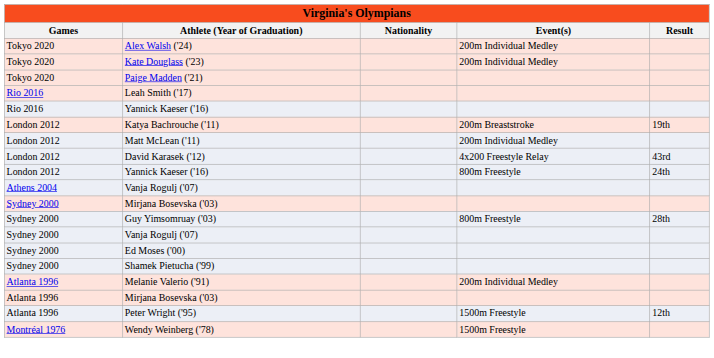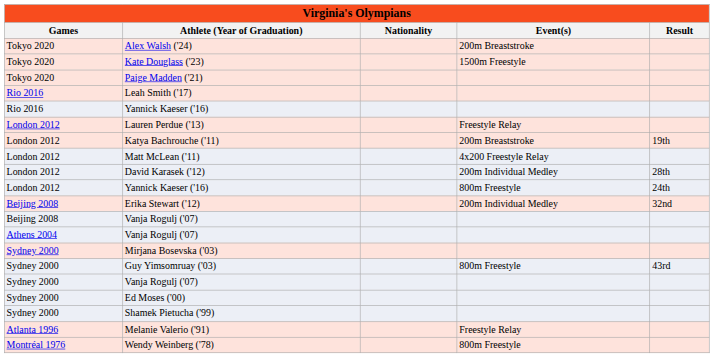(509, 46) 200m Individual Medley -> (497, 46) 200m Breaststroke
(509, 62) 200m Individual Medley -> (493, 62) 1500m Freestyle
+ row: (33, 124)
(509, 140) 200m Individual Medley -> (504, 156) 4x200 Freestyle Relay
(504, 156) 4x200 Freestyle Relay -> (509, 172) 200m Individual Medley
(661, 156) 43rd -> (661, 172) 28th
+ row: (32, 203)
+ row: (32, 219)
(661, 219) 28th -> (661, 266) 43rd
(509, 282) 200m Individual Medley -> (490, 329) Freestyle Relay
- row: (32, 298)
- row: (32, 313)
(493, 329) 1500m Freestyle -> (490, 345) 800m Freestyle
